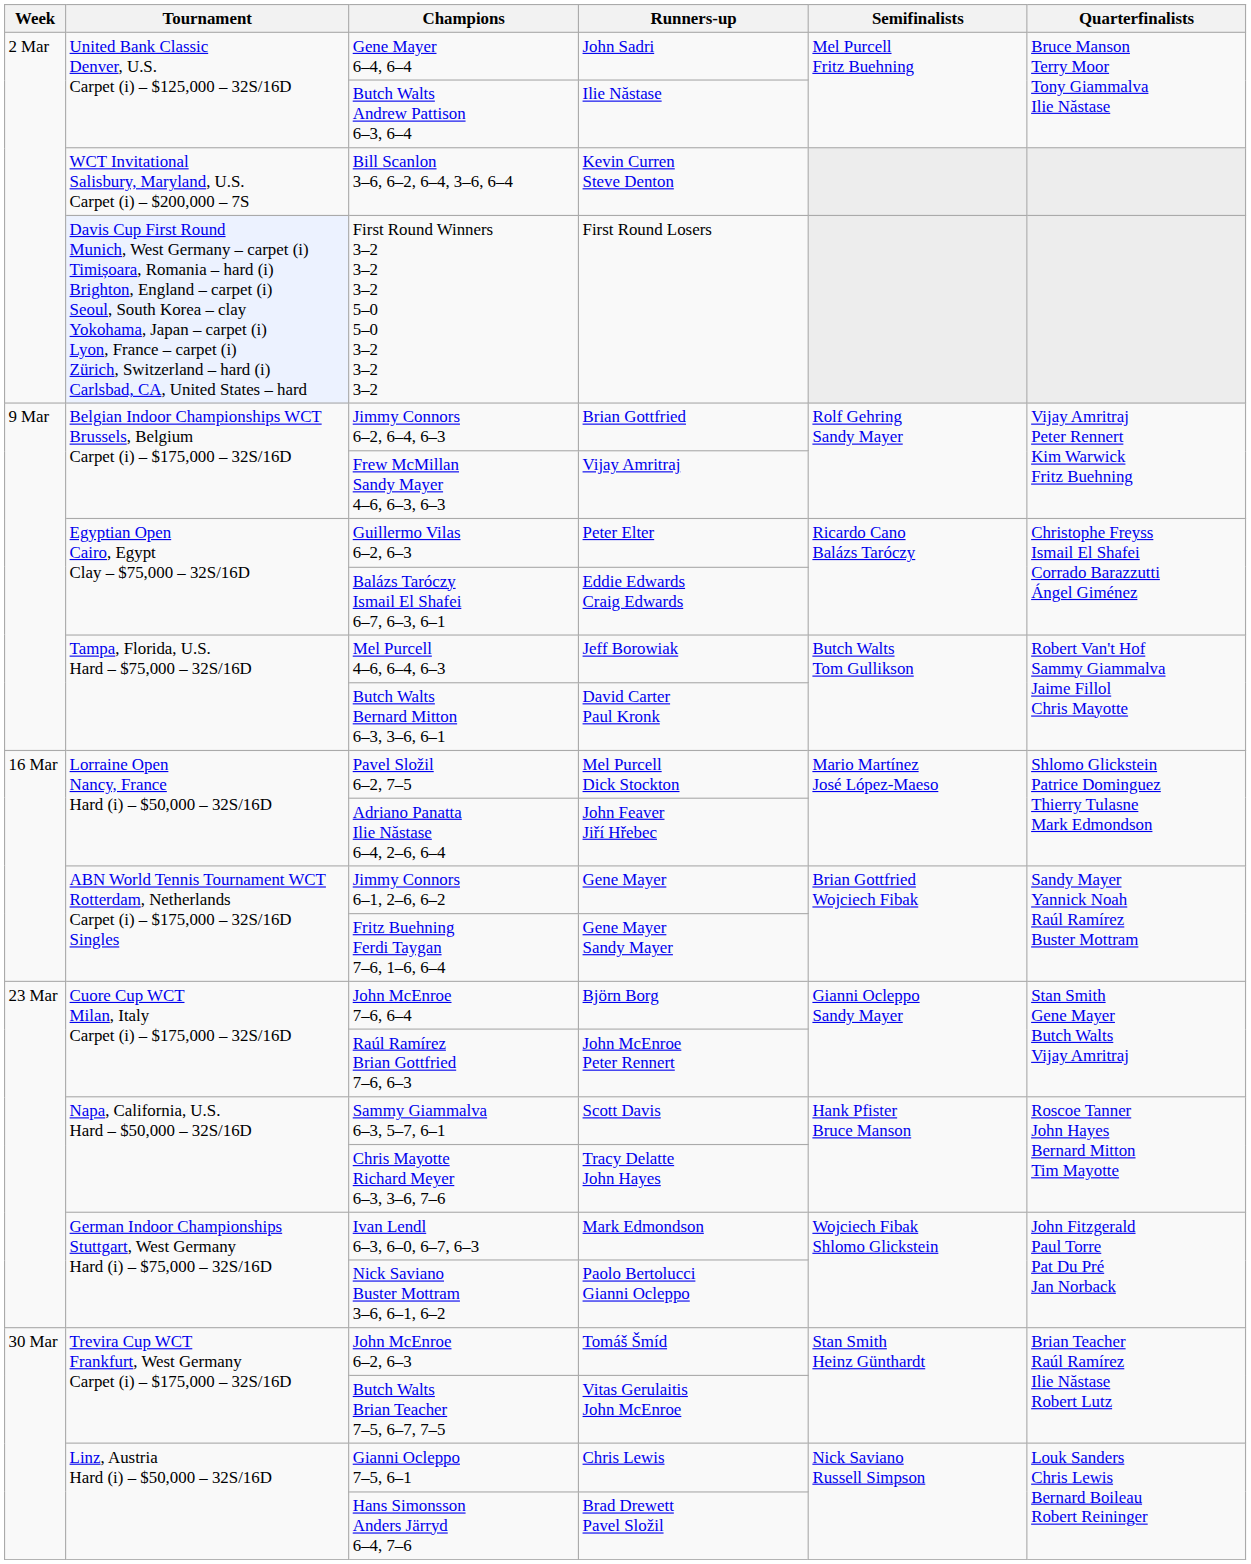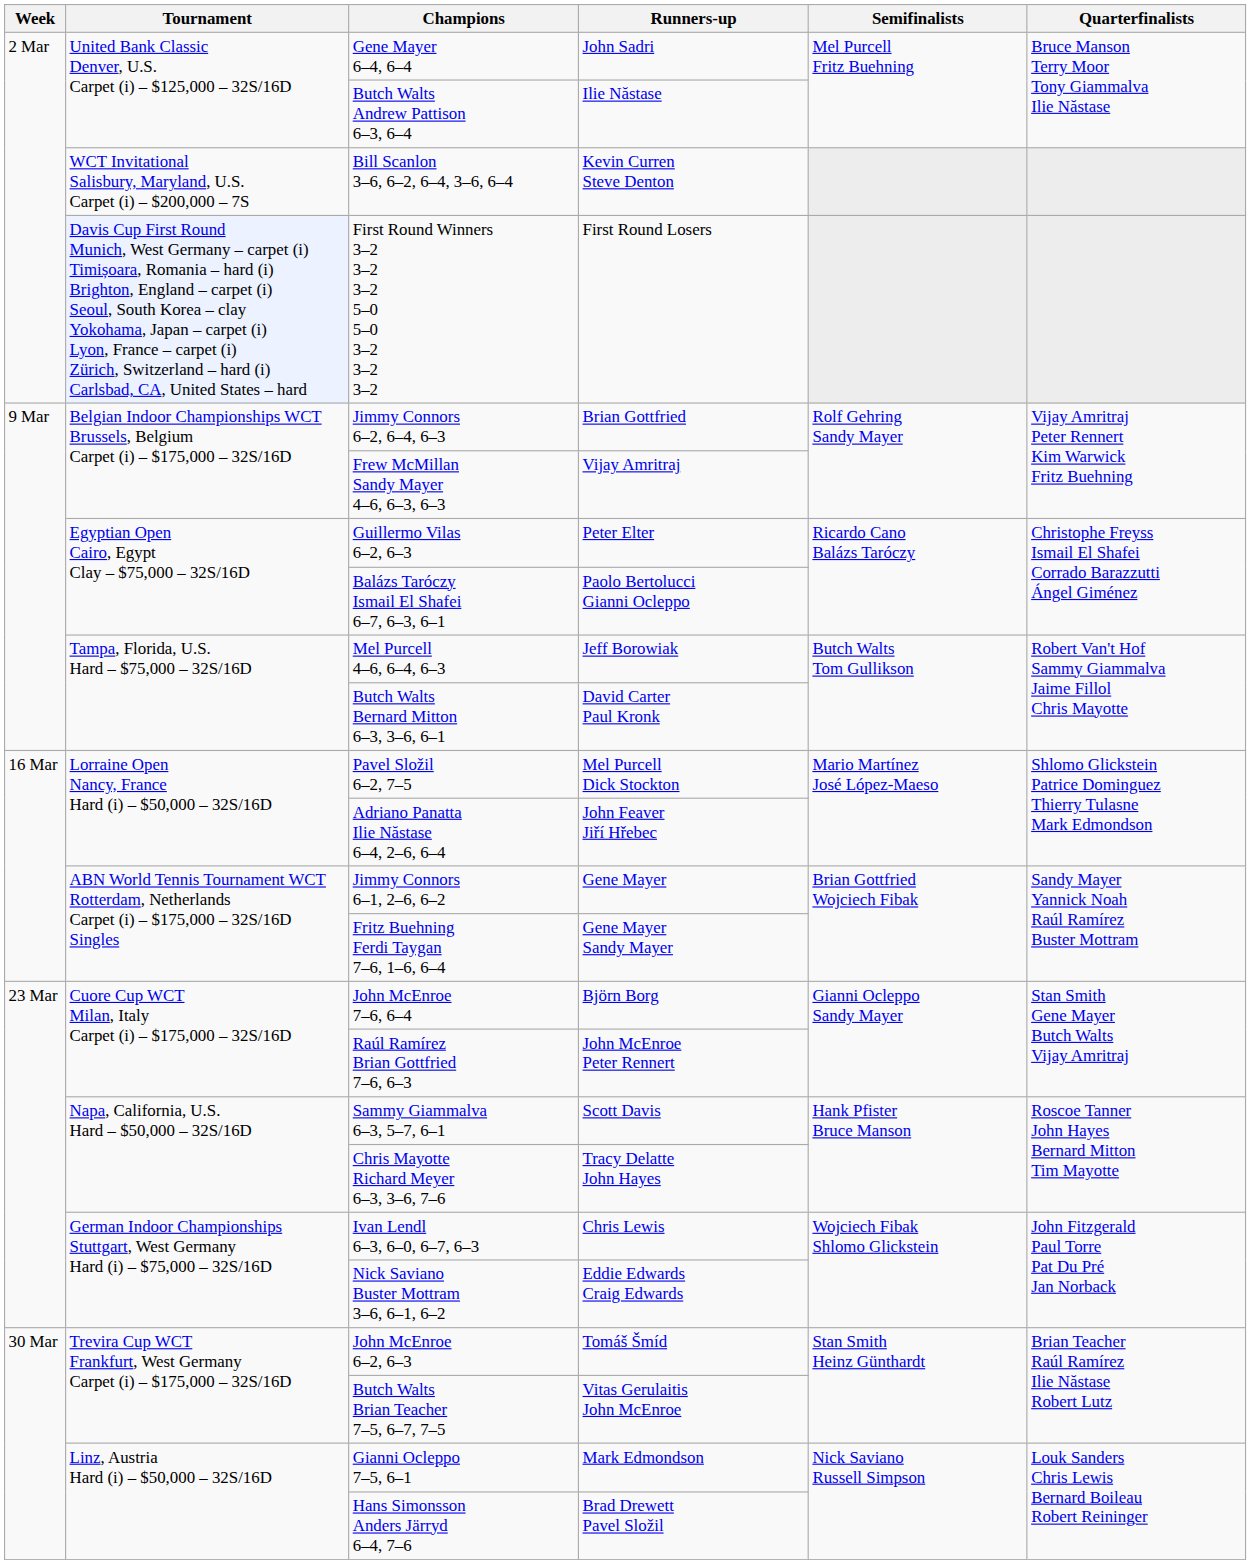(634, 590) Eddie Edwards Craig Edwards -> (639, 590) Paolo Bertolucci Gianni Ocleppo
(643, 1226) Mark Edmondson -> (624, 1226) Chris Lewis
(639, 1284) Paolo Bertolucci Gianni Ocleppo -> (634, 1284) Eddie Edwards Craig Edwards
(624, 1457) Chris Lewis -> (643, 1457) Mark Edmondson
